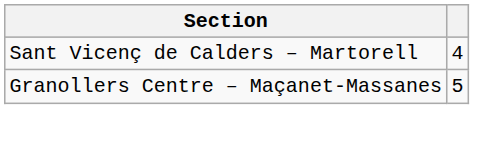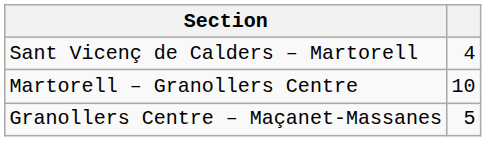+ row: (184, 86)
